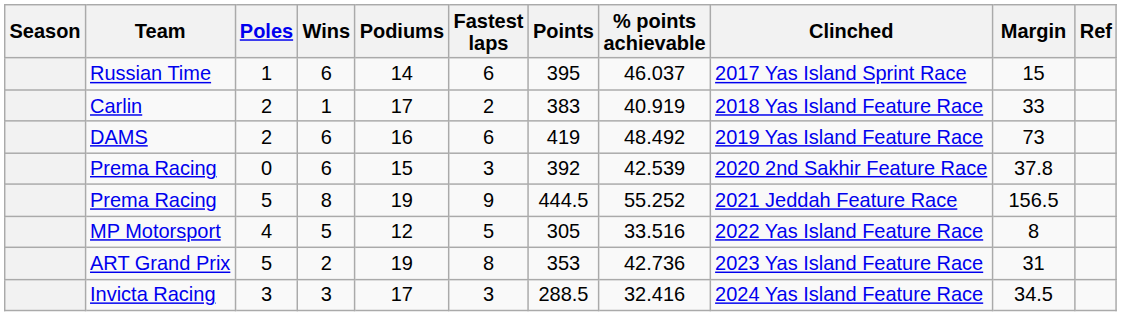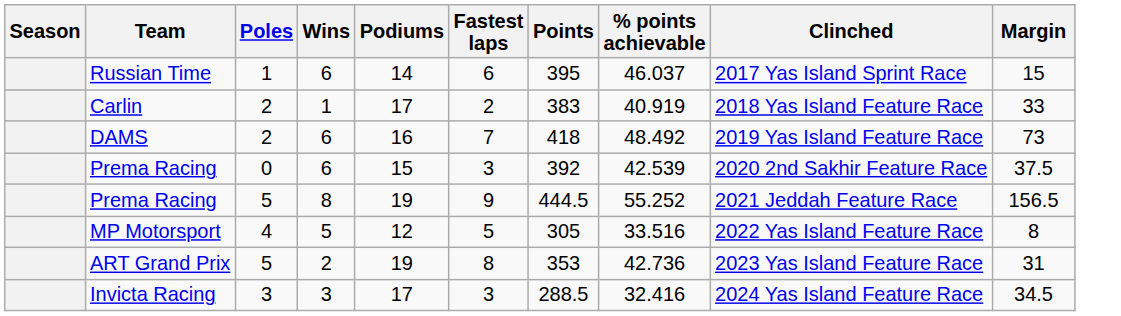- column: (1096, 31)
(488, 137) 6 -> (488, 137) 7
(563, 137) 419 -> (563, 137) 418
(1034, 168) 37.8 -> (1034, 168) 37.5
